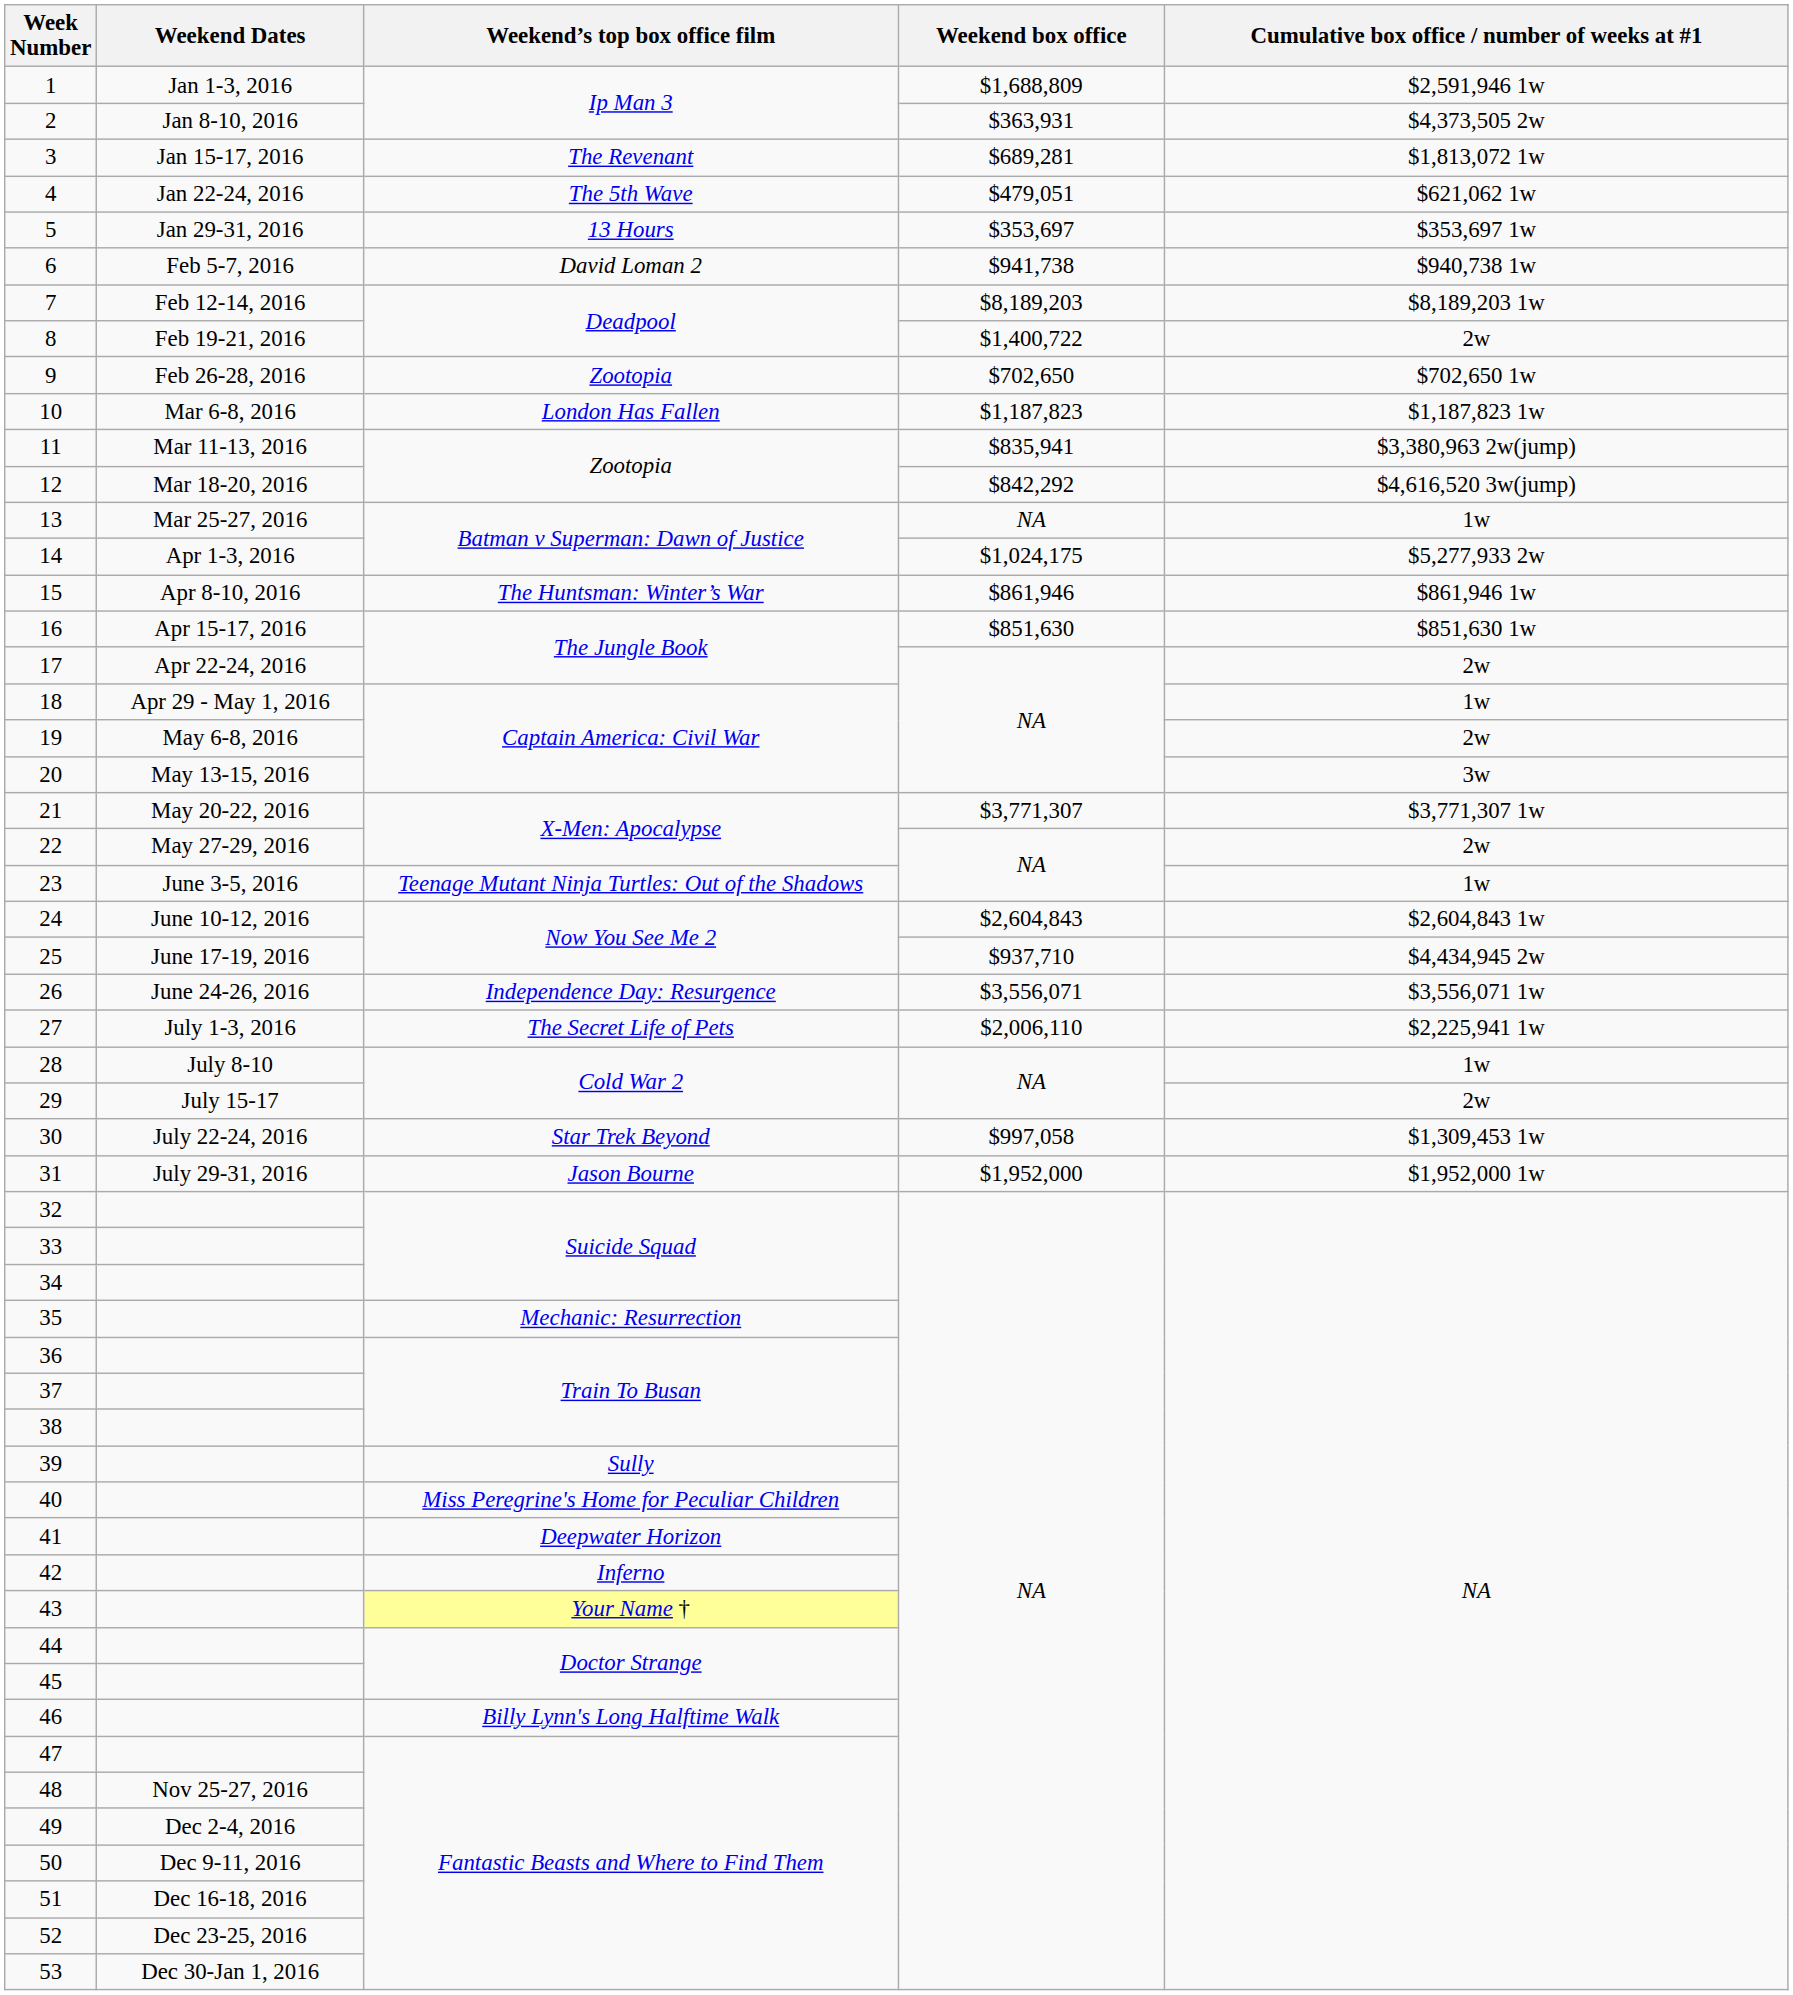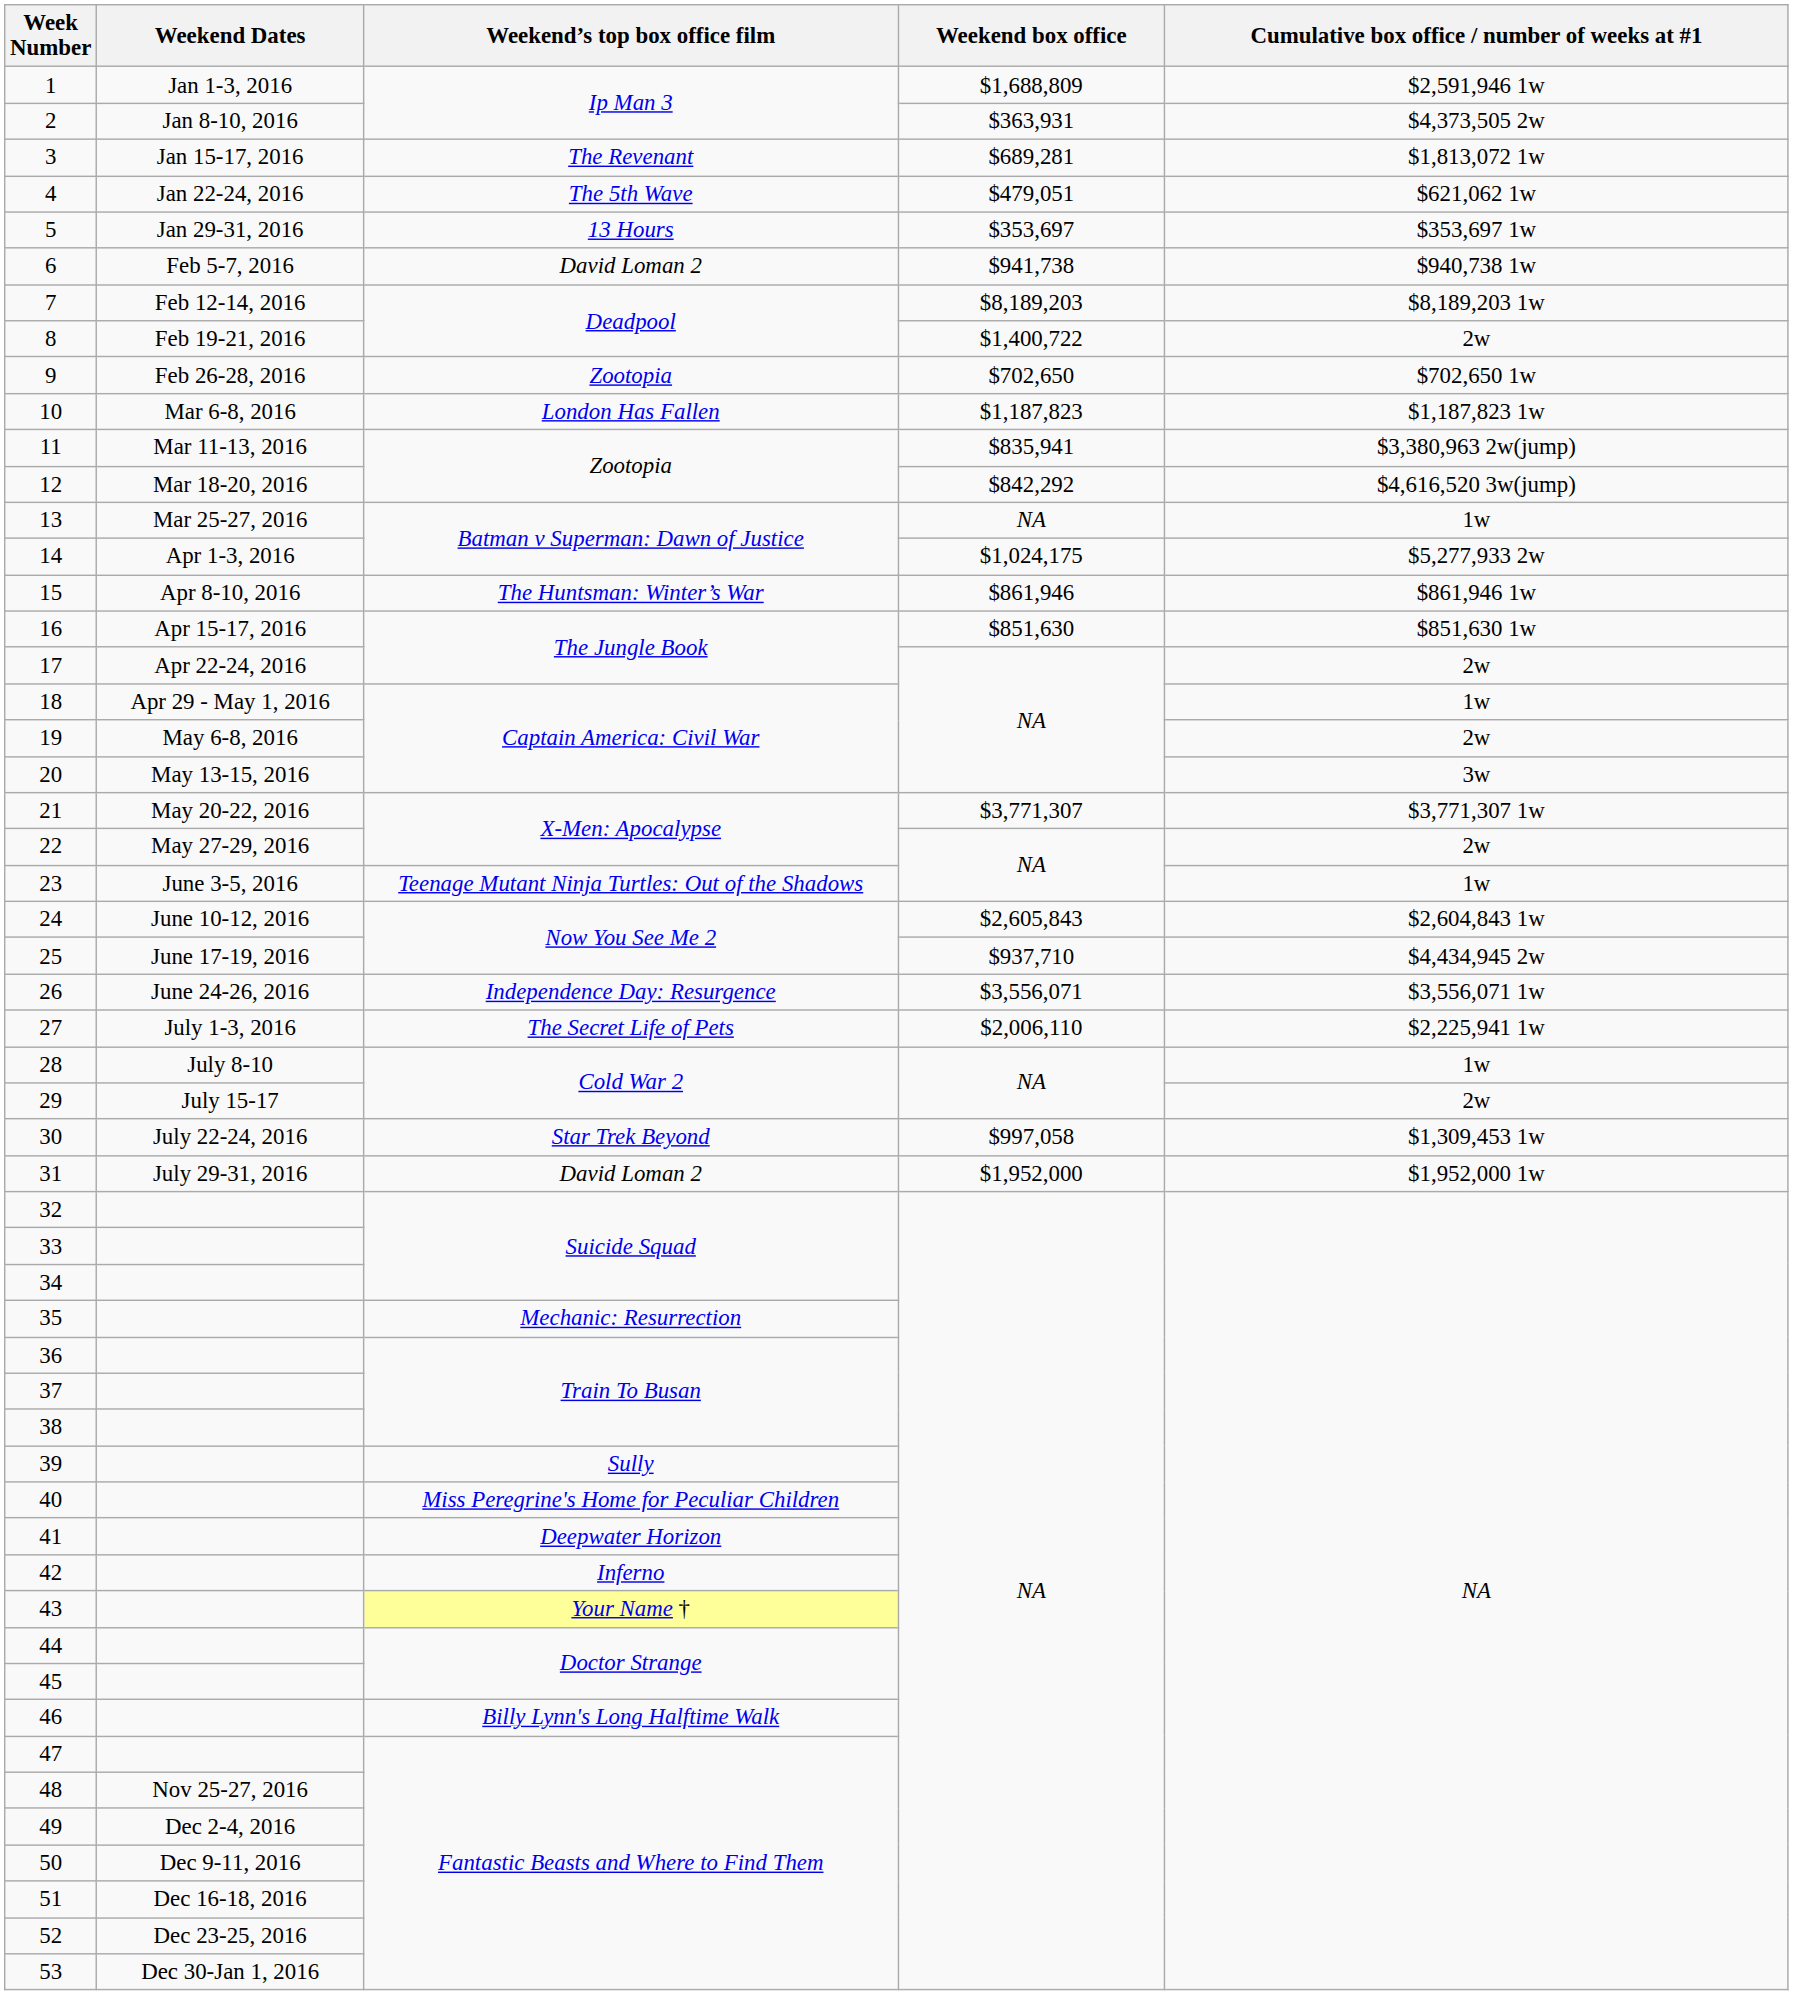(1031, 919) $2,604,843 -> (1031, 919) $2,605,843
(631, 1173) Jason Bourne -> (631, 1173) David Loman 2
